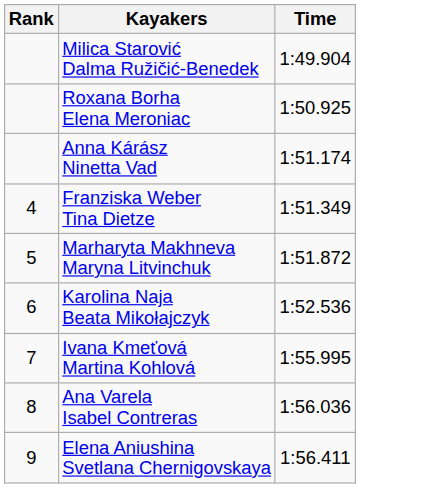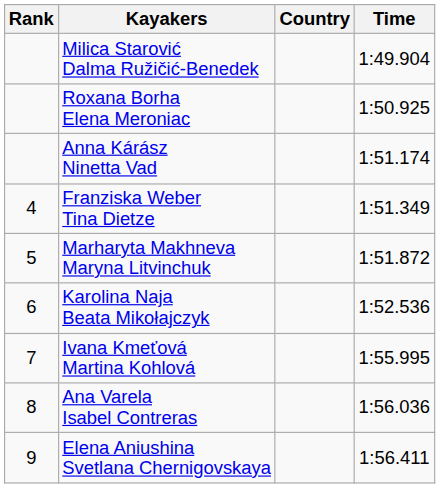+ column: (315, 19)
